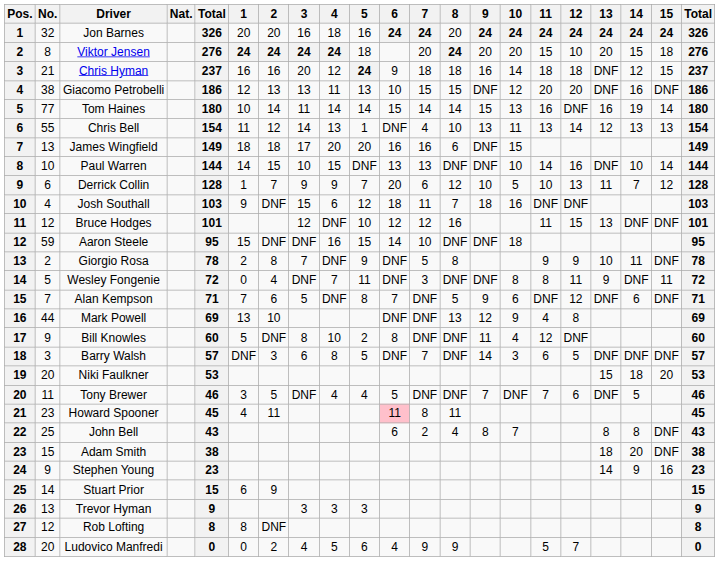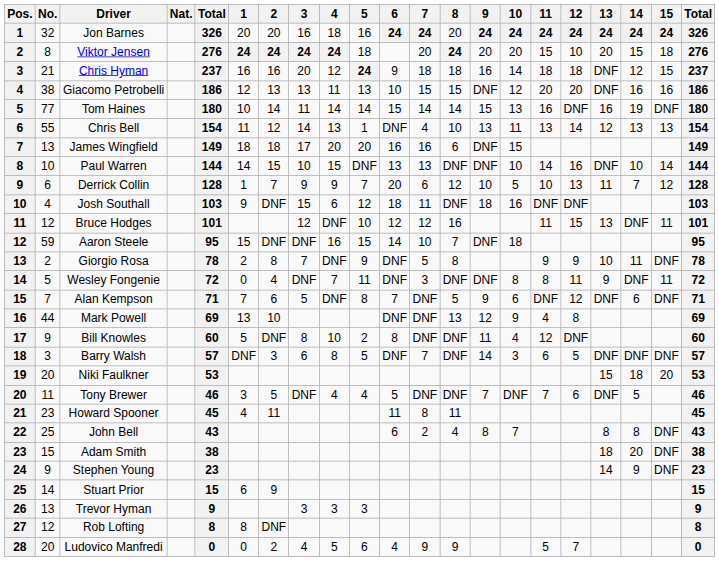(666, 90) DNF -> (666, 90) 16
(666, 109) 14 -> (666, 109) DNF
(455, 204) 7 -> (455, 204) DNF
(666, 223) DNF -> (666, 223) 11
(455, 242) DNF -> (455, 242) 7
(395, 413) pink background -> (395, 413) no background
(666, 470) 16 -> (666, 470) DNF
